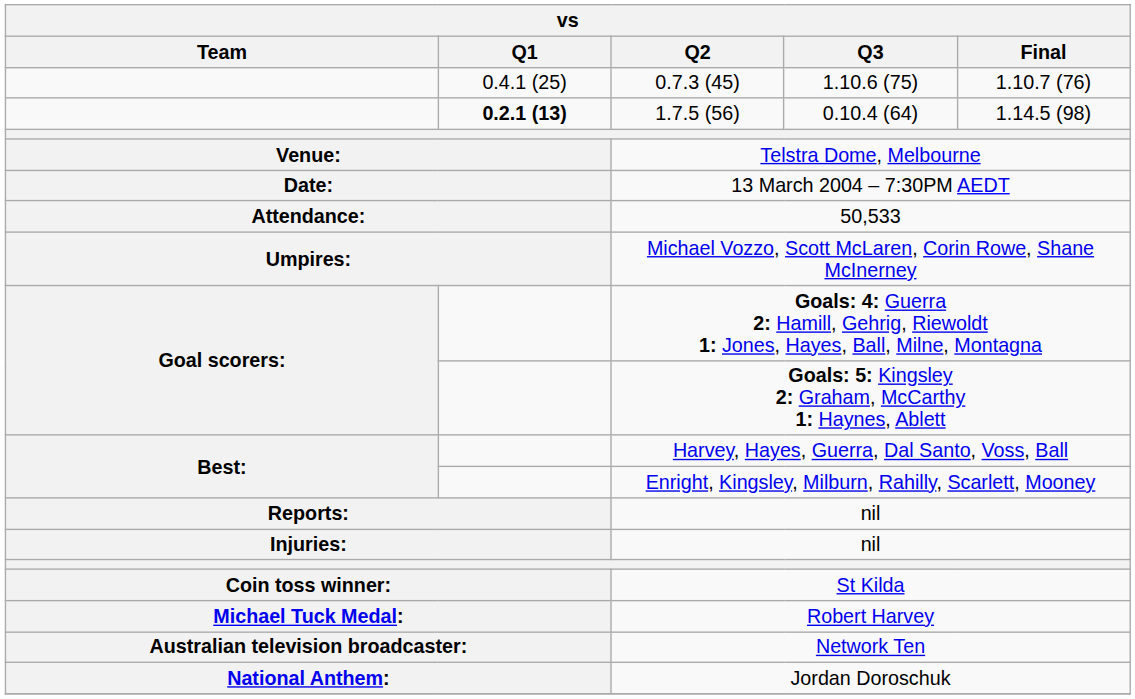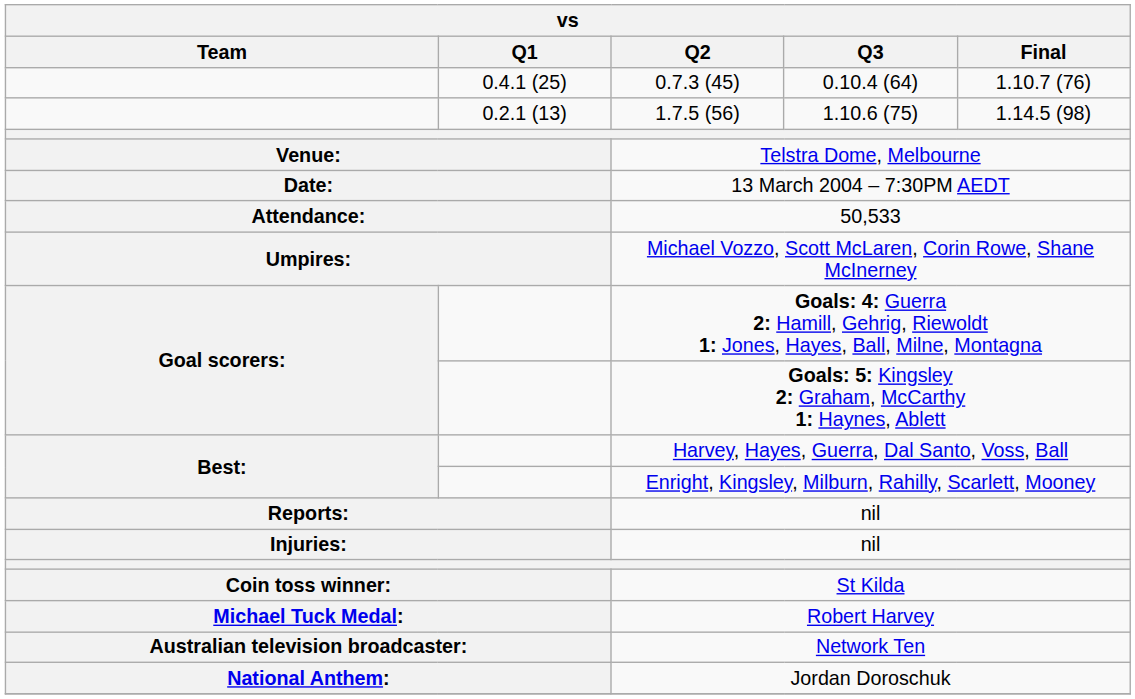(870, 83) 1.10.6 (75) -> (870, 83) 0.10.4 (64)
(525, 114) bold -> (525, 114) normal
(870, 114) 0.10.4 (64) -> (870, 114) 1.10.6 (75)
